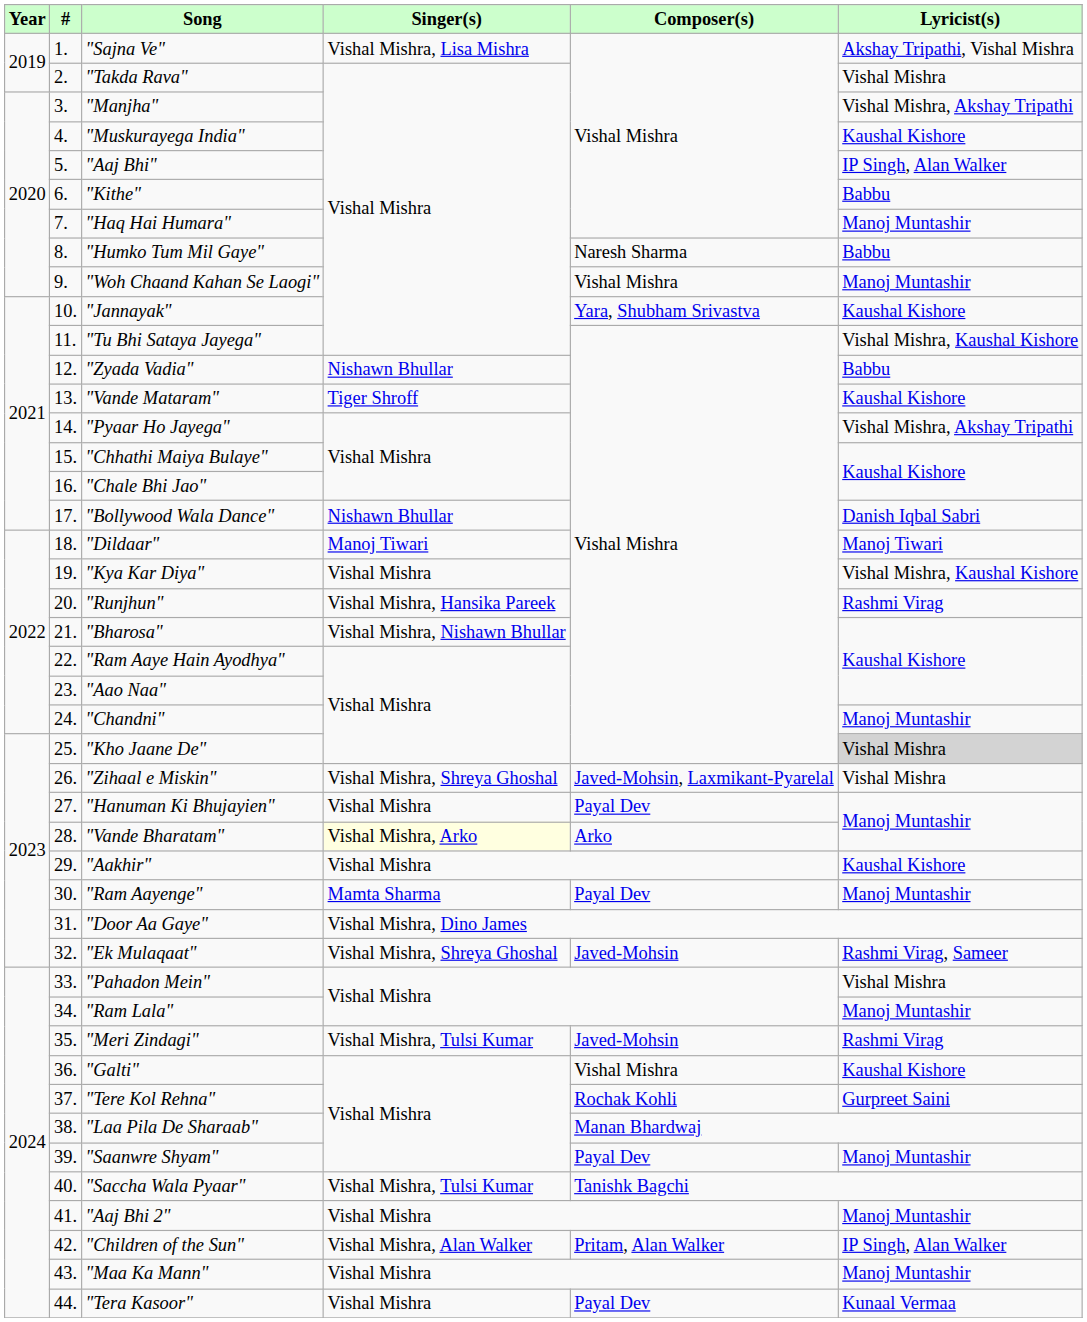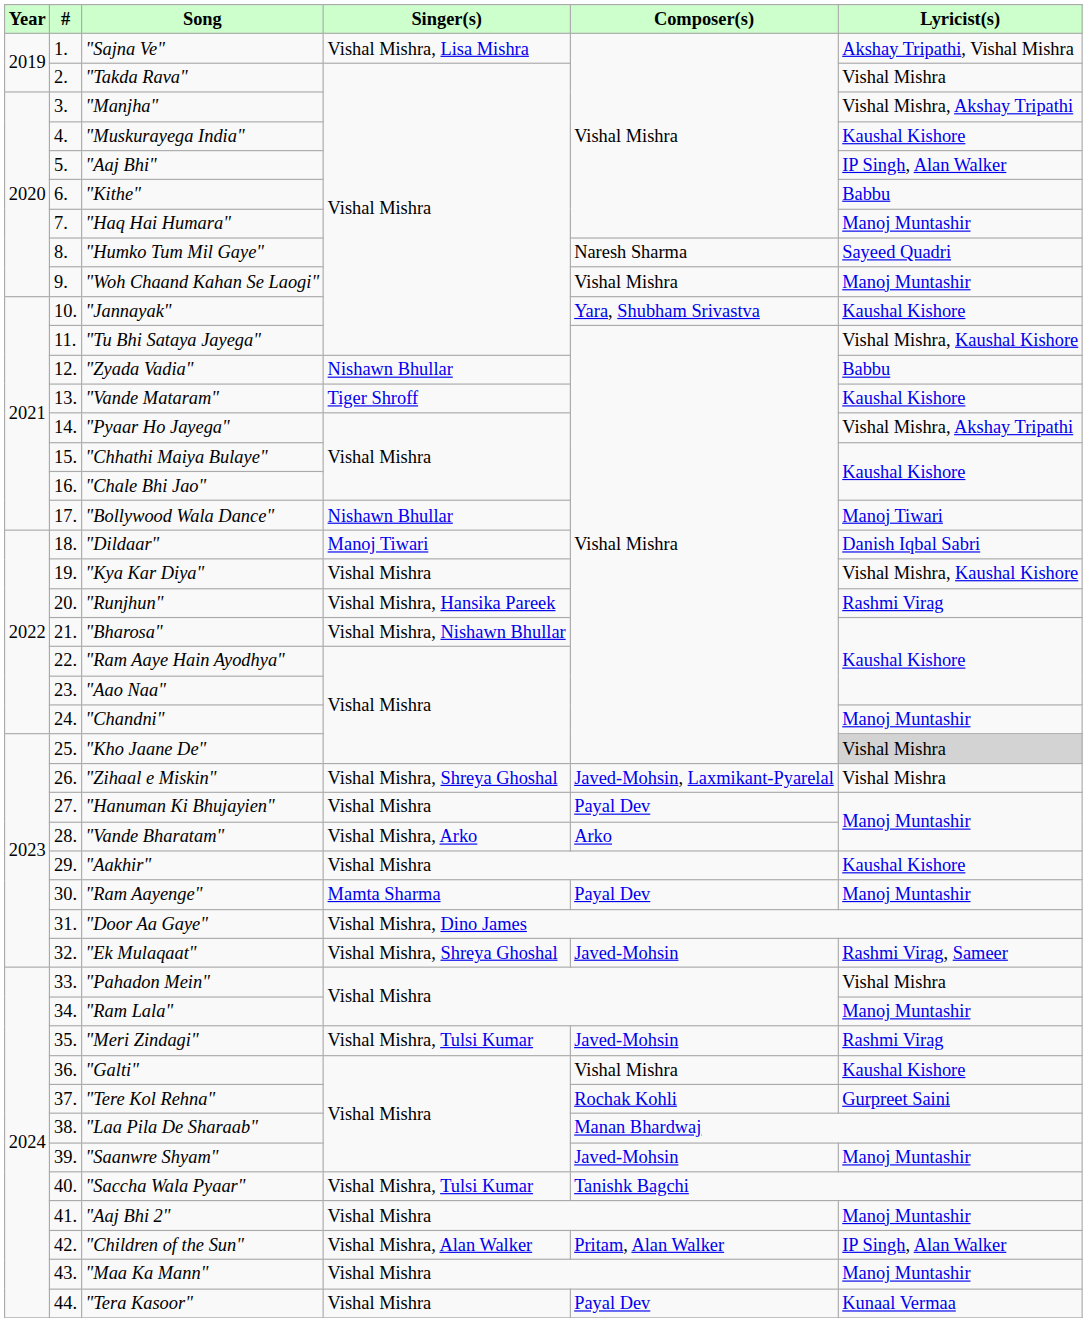(866, 252) Babbu -> (897, 252) Sayeed Quadri
(911, 515) Danish Iqbal Sabri -> (893, 515) Manoj Tiwari
(893, 544) Manoj Tiwari -> (911, 544) Danish Iqbal Sabri
(402, 836) lightyellow background -> (402, 836) no background
(612, 1157) Payal Dev -> (626, 1157) Javed-Mohsin
